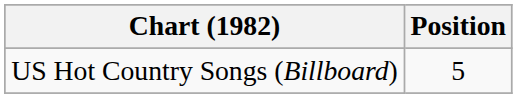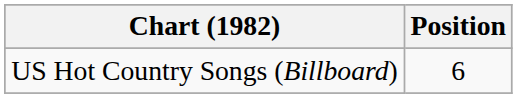(458, 70) 5 -> (458, 70) 6
